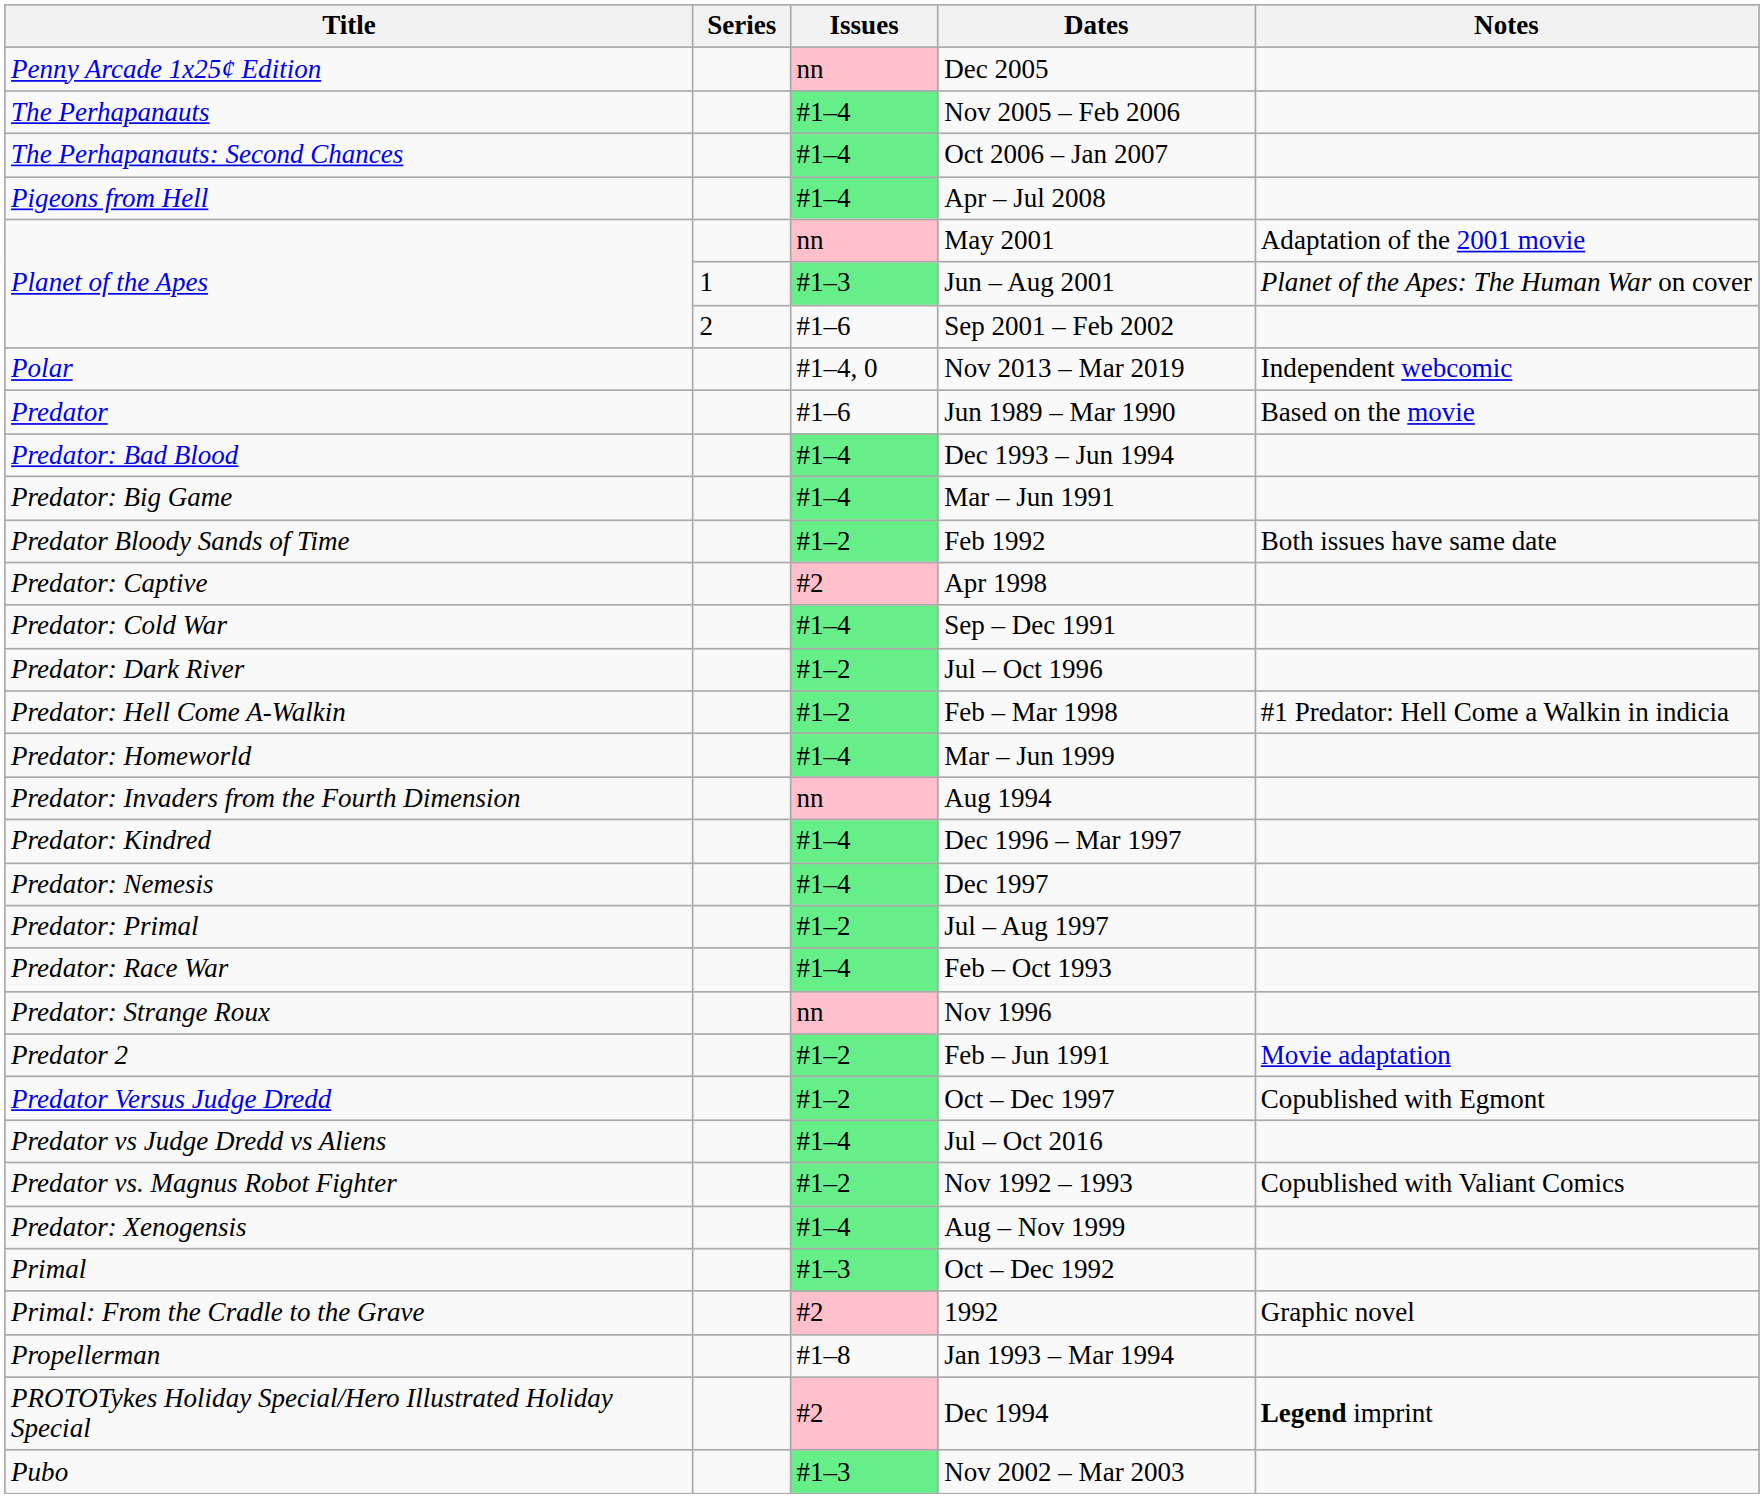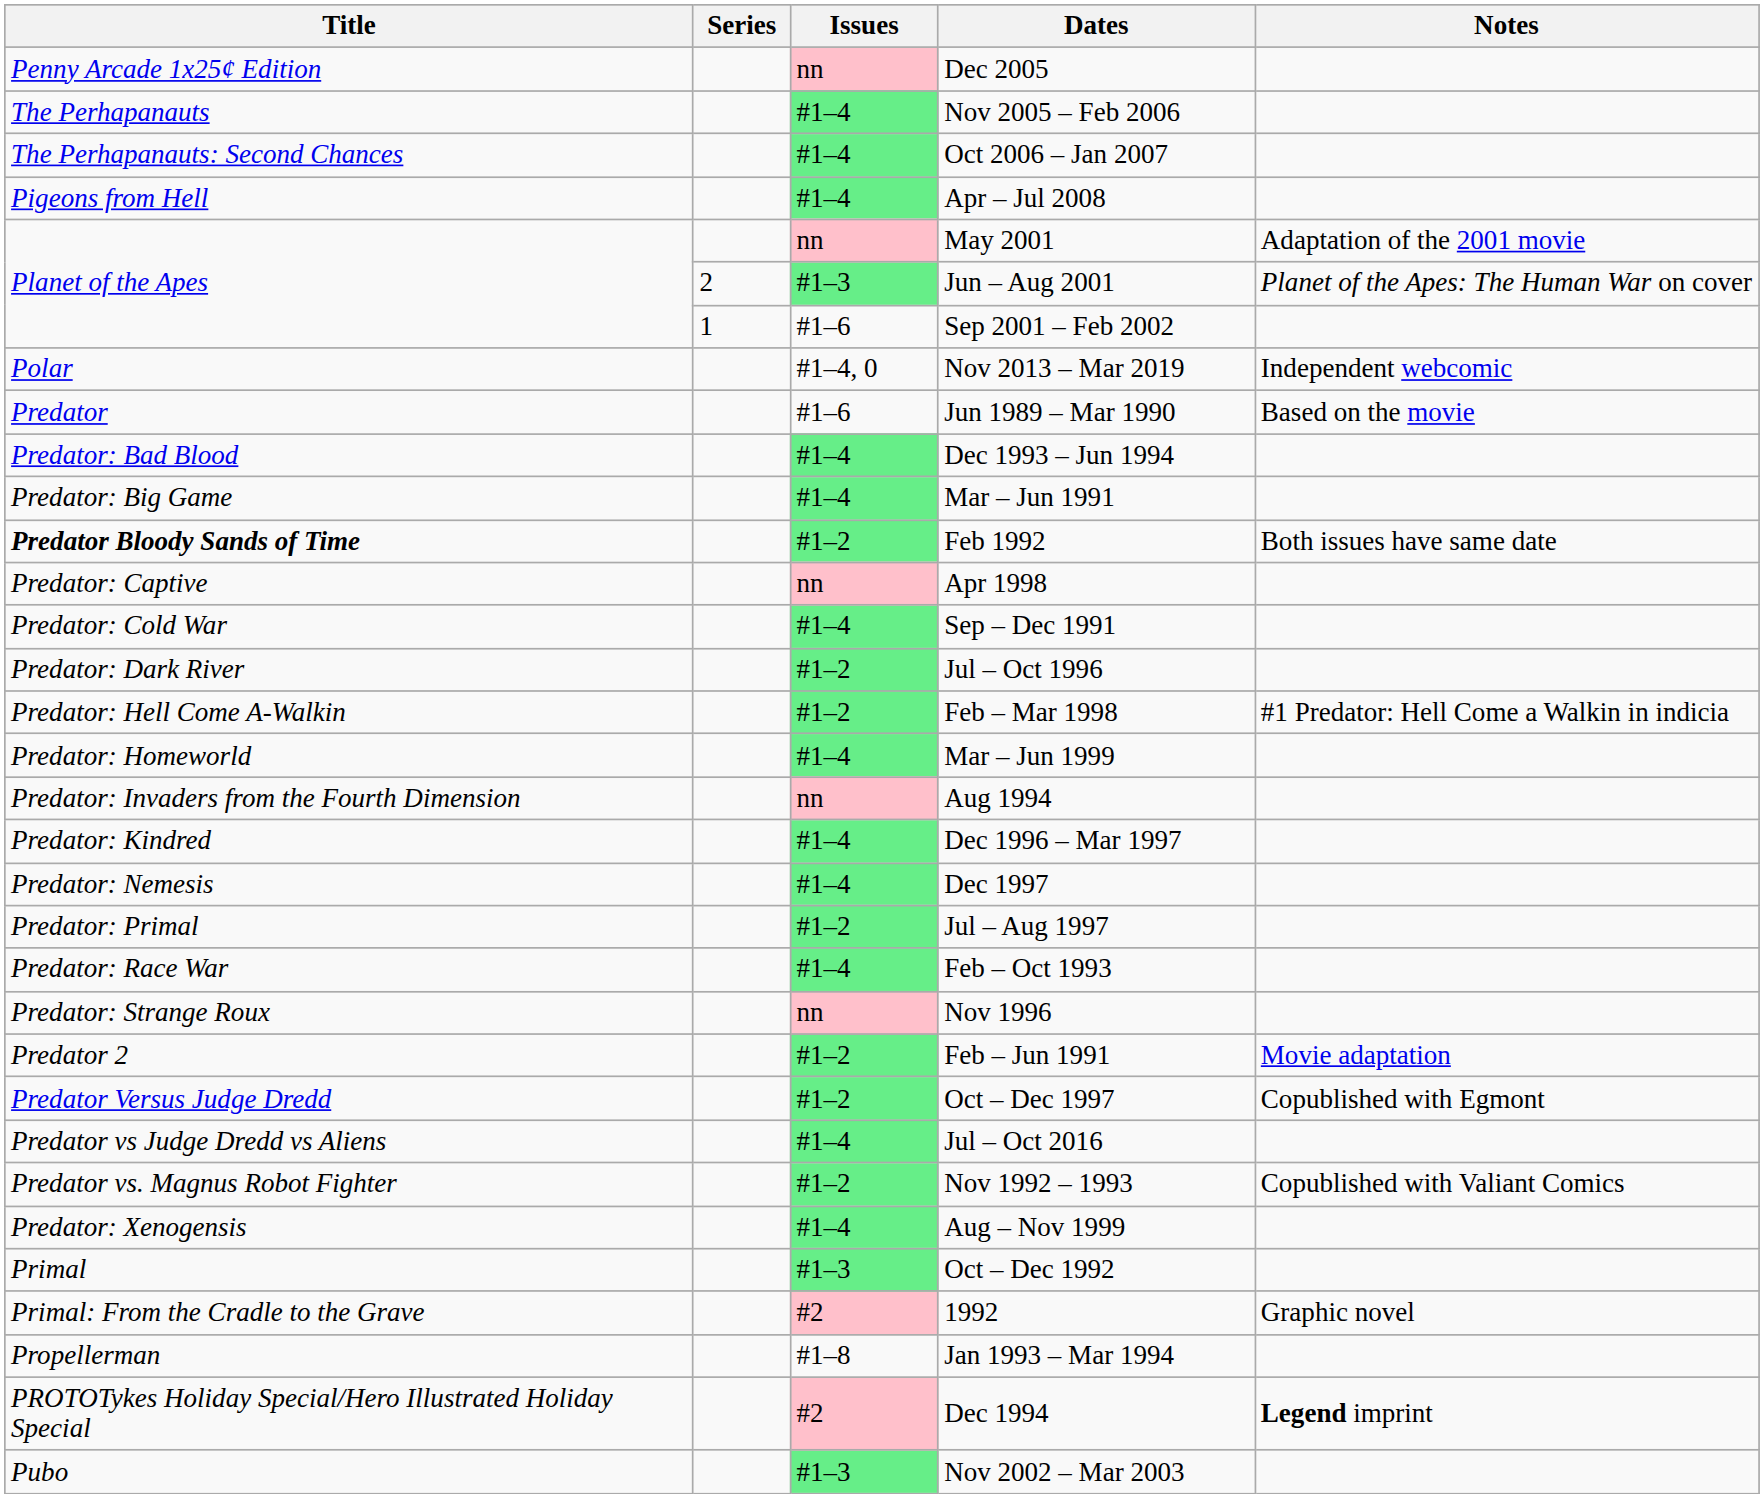(706, 283) 1 -> (706, 283) 2
(706, 326) 2 -> (706, 326) 1
(180, 540) normal -> (186, 540) bold
(810, 583) #2 -> (810, 583) nn
